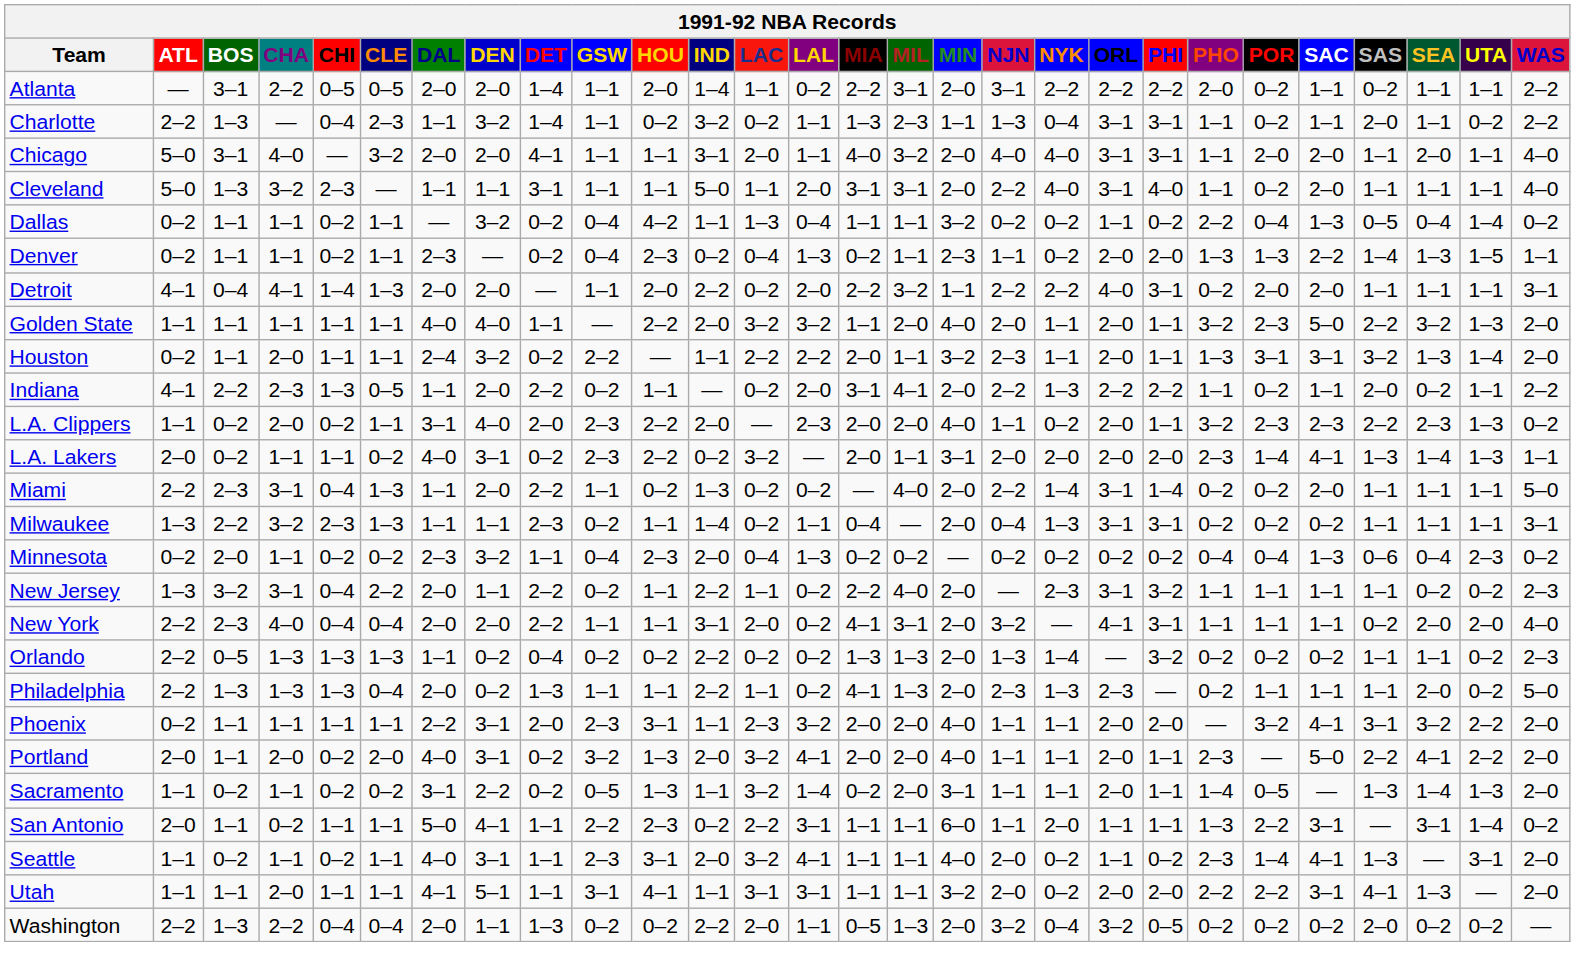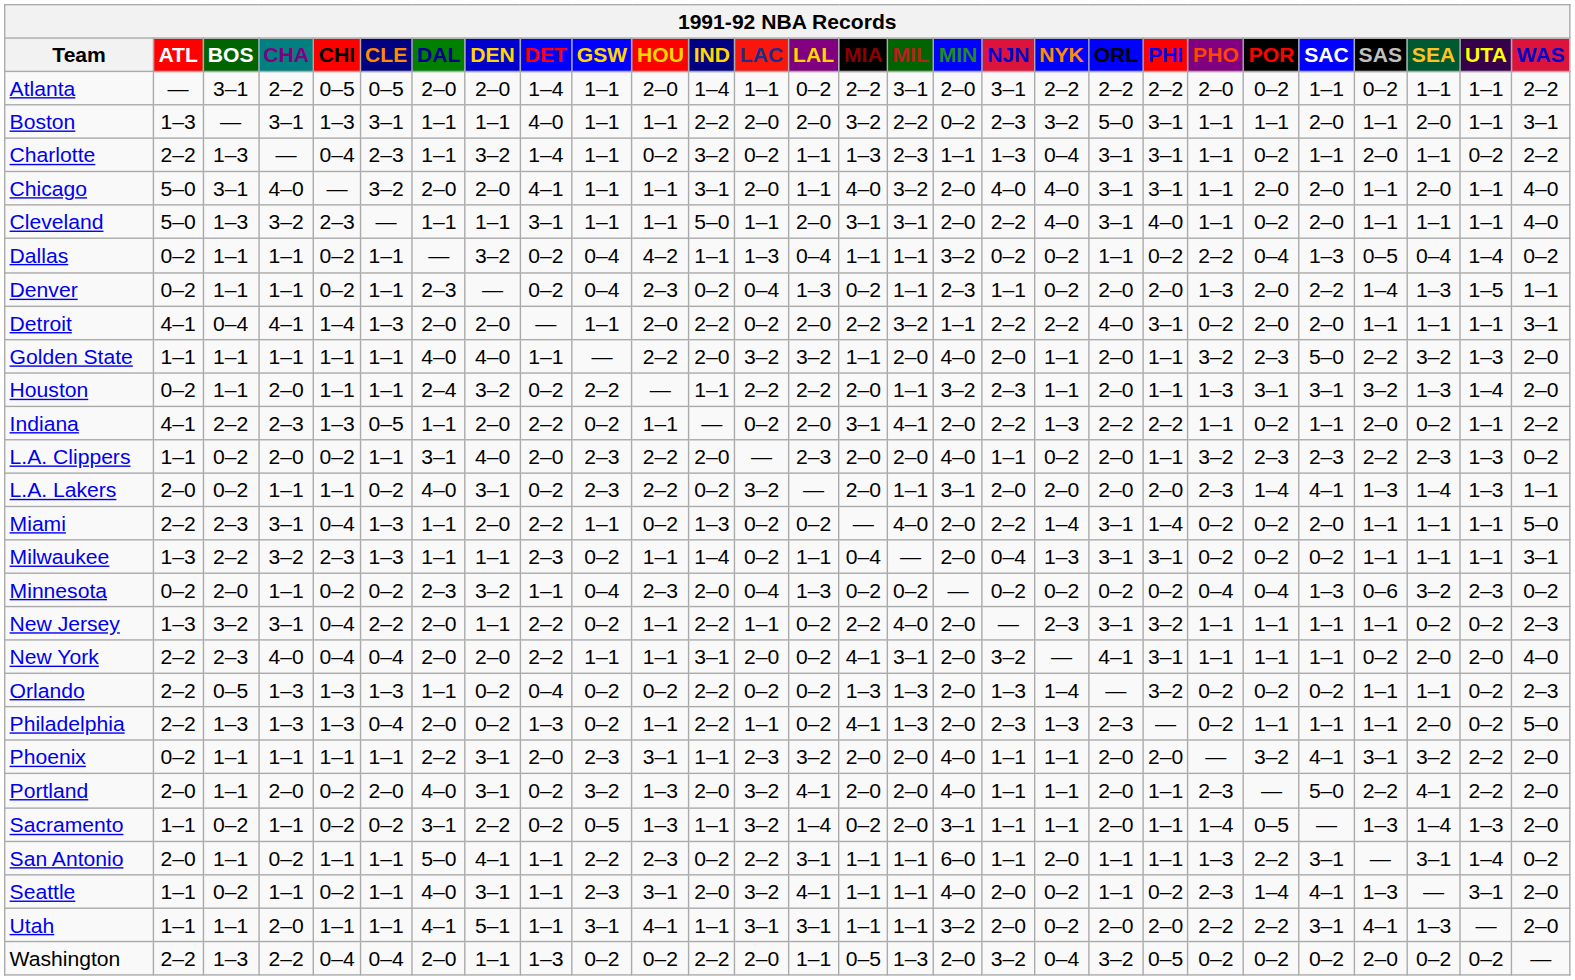+ row: (42, 122)
(1272, 256) 1–3 -> (1272, 289) 2–0
(1434, 557) 0–4 -> (1434, 590) 3–2
(602, 691) 1–1 -> (602, 724) 0–2
